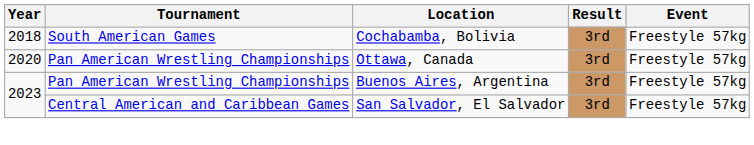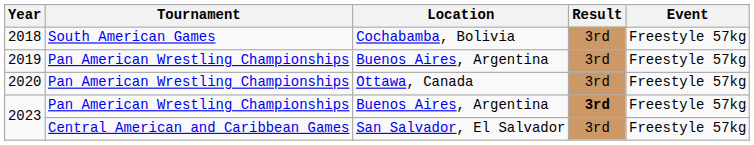+ row: (25, 61)
(597, 84) normal -> (597, 106) bold
